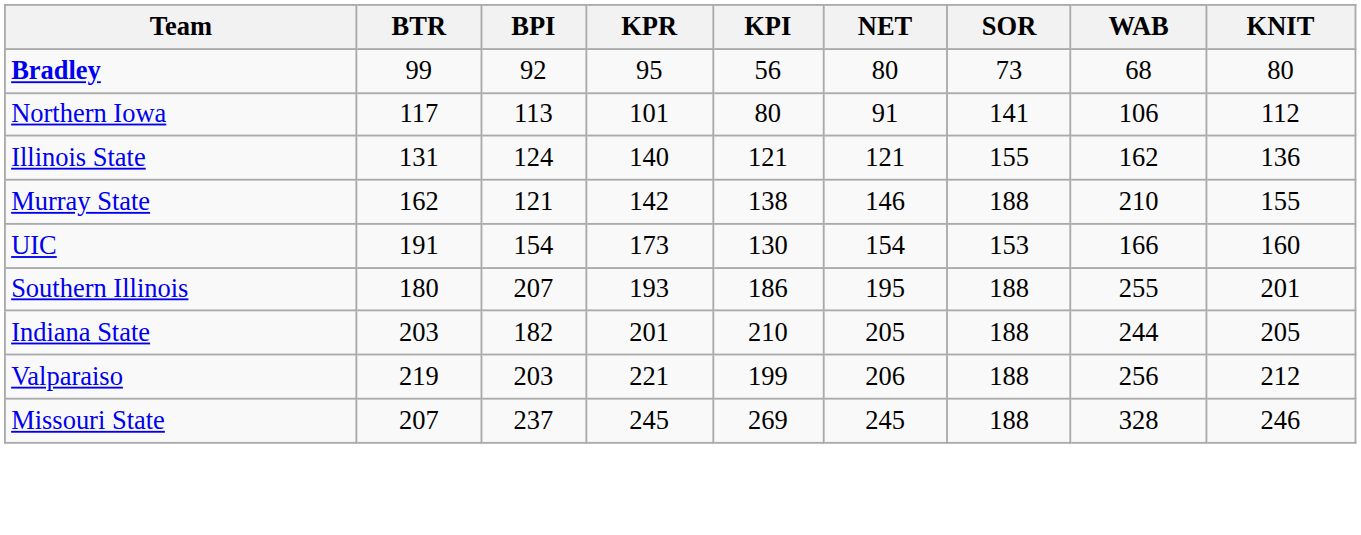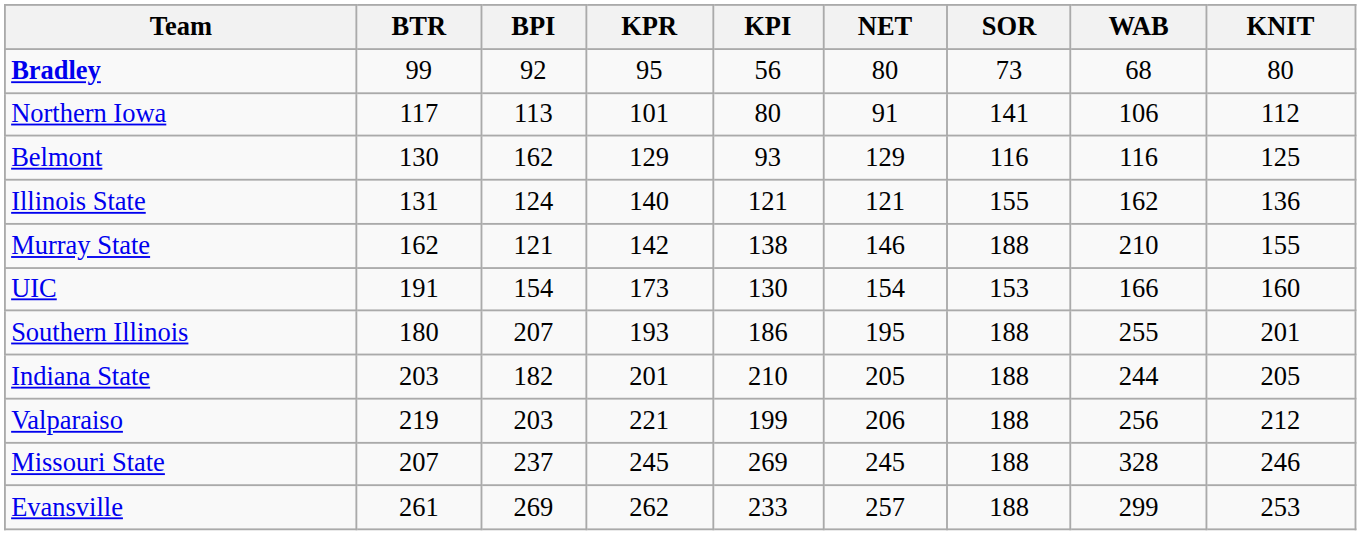+ row: (57, 157)
+ row: (67, 507)
